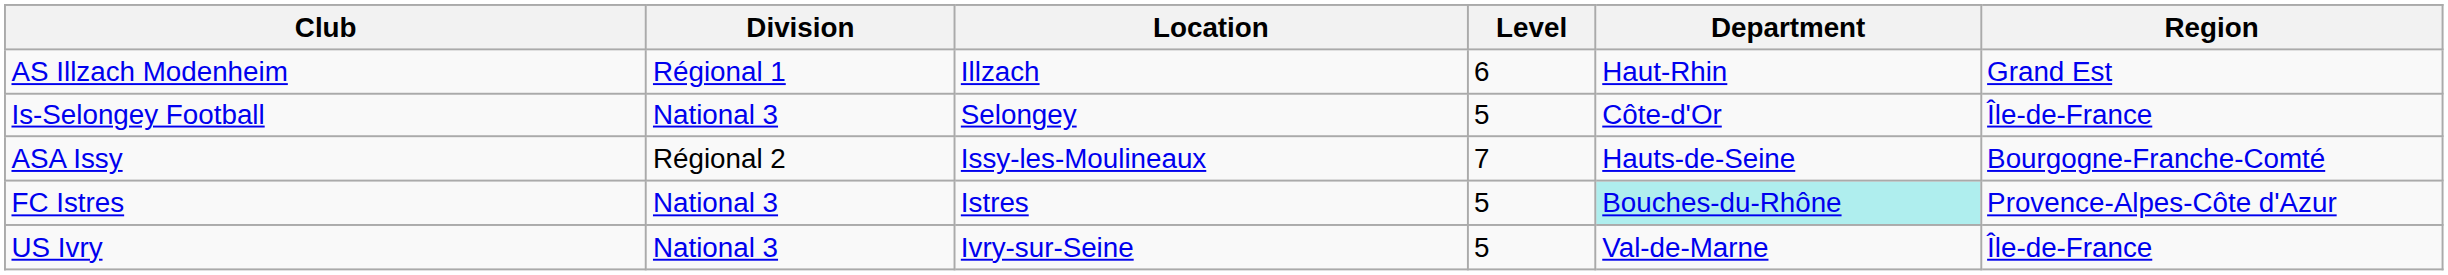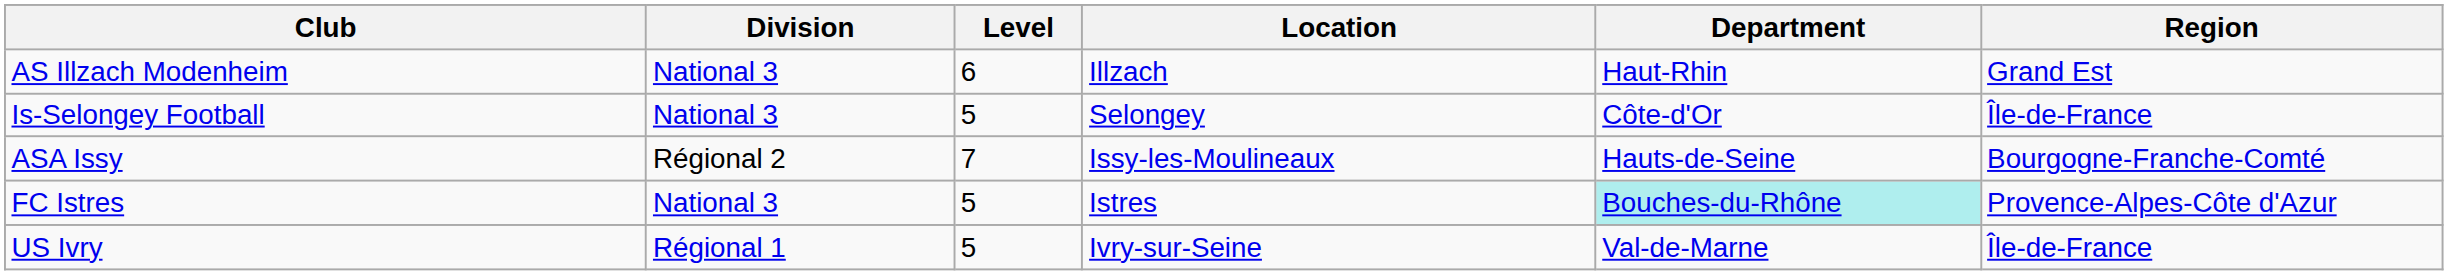columns swapped: (1532, 27) <-> (1211, 27)
(719, 71) Régional 1 -> (716, 71) National 3
(716, 247) National 3 -> (719, 247) Régional 1
